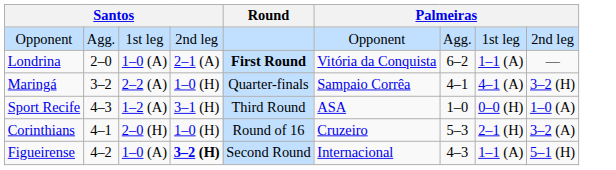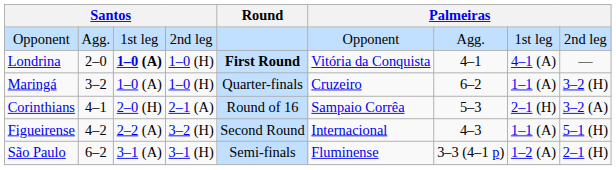(144, 61) normal -> (139, 61) bold
(197, 61) 2–1 (A) -> (191, 61) 1–0 (H)
(457, 61) 6–2 -> (471, 61) 4–1
(501, 61) 1–1 (A) -> (534, 61) 4–1 (A)
(144, 84) 2–2 (A) -> (139, 84) 1–0 (A)
(364, 84) Sampaio Corrêa -> (337, 84) Cruzeiro
(457, 84) 4–1 -> (471, 84) 6–2
(501, 84) 4–1 (A) -> (534, 84) 1–1 (A)
- row: (44, 107)
(197, 130) 1–0 (H) -> (191, 107) 2–1 (A)
(343, 130) Cruzeiro -> (358, 107) Sampaio Corrêa
(144, 152) 1–0 (A) -> (139, 130) 2–2 (A)
(197, 152) bold -> (191, 130) normal
+ row: (37, 152)
